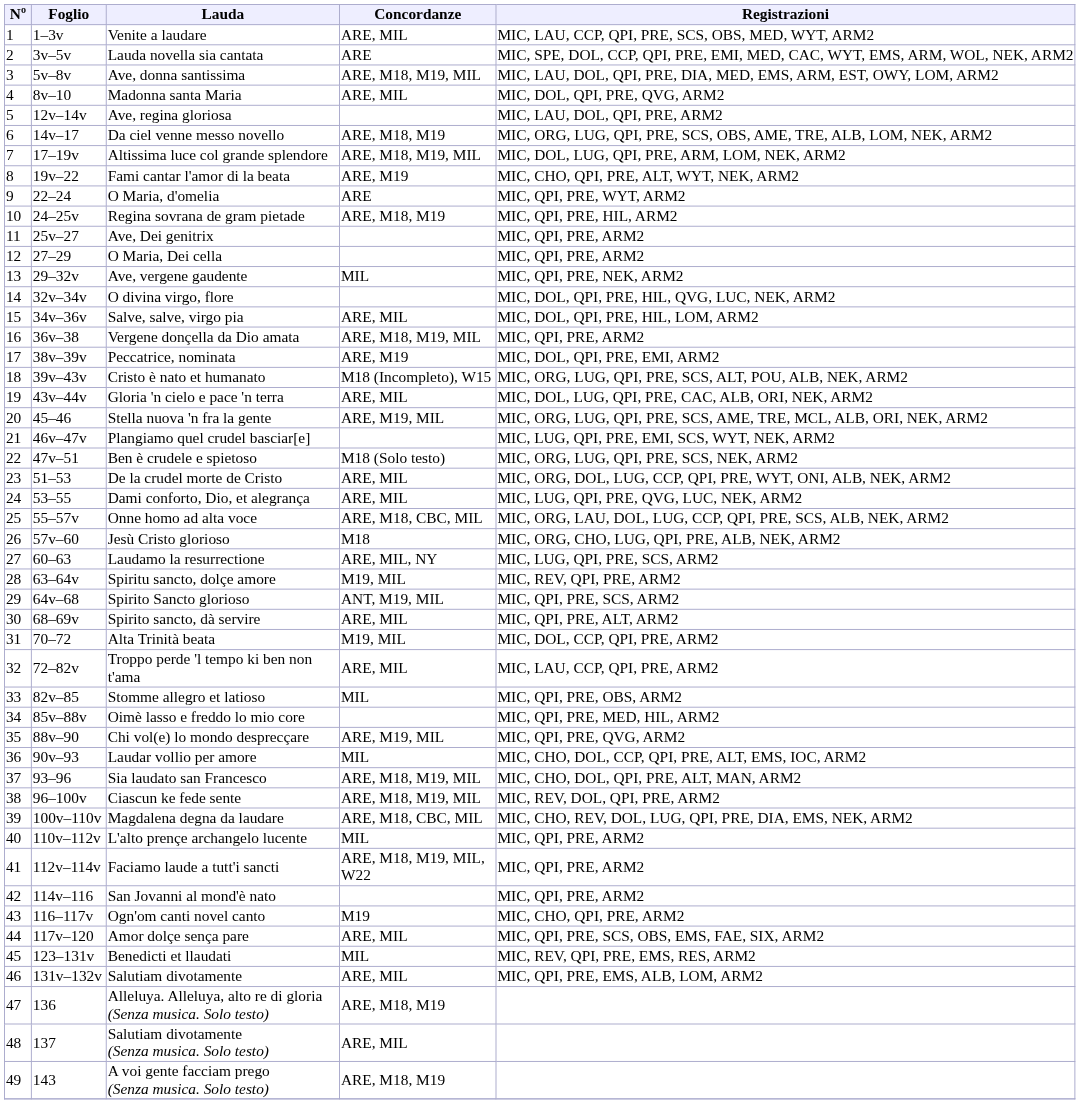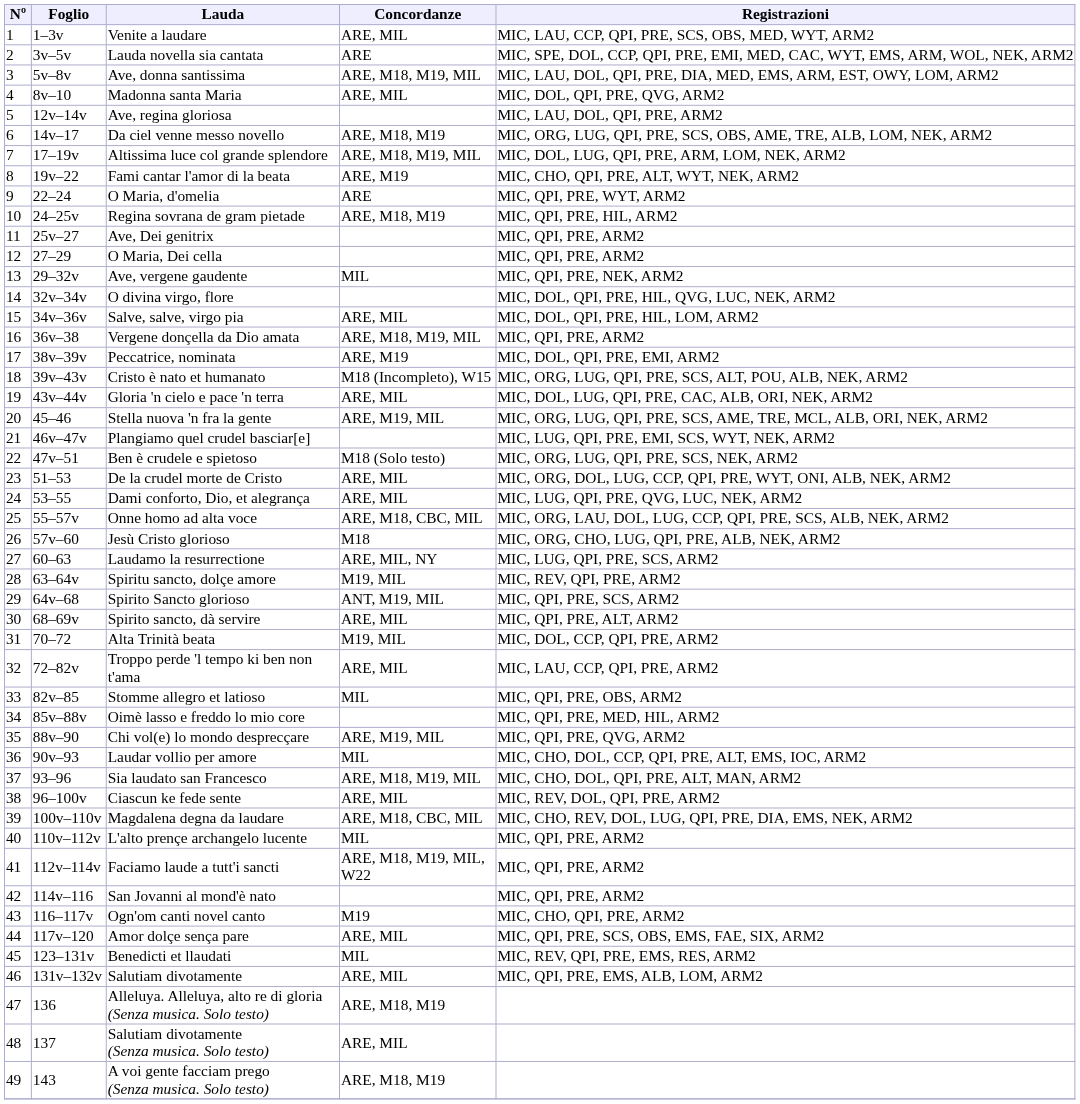(411, 797) ARE, M18, M19, MIL -> (374, 797) ARE, MIL
